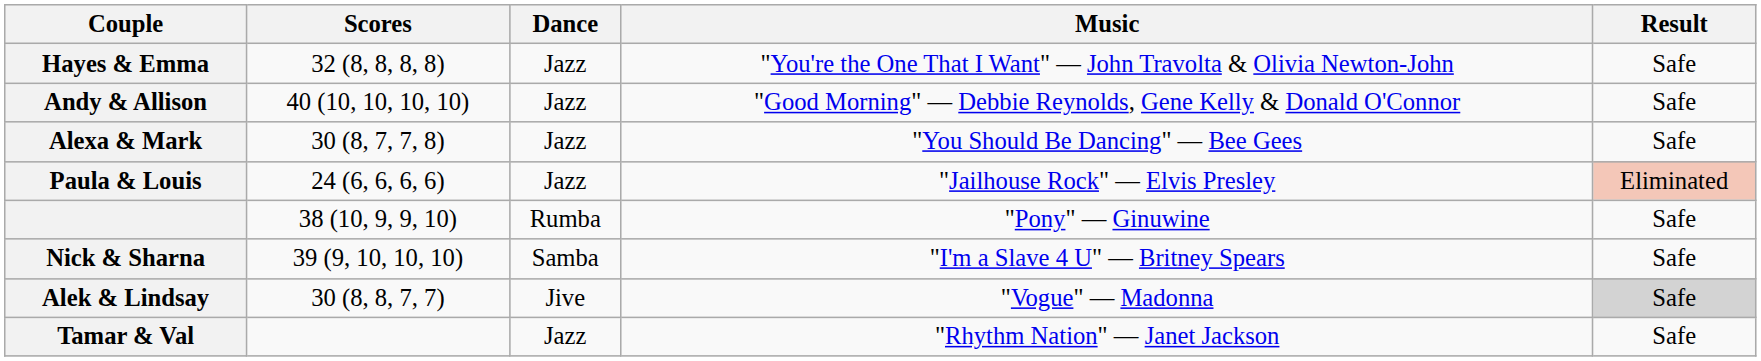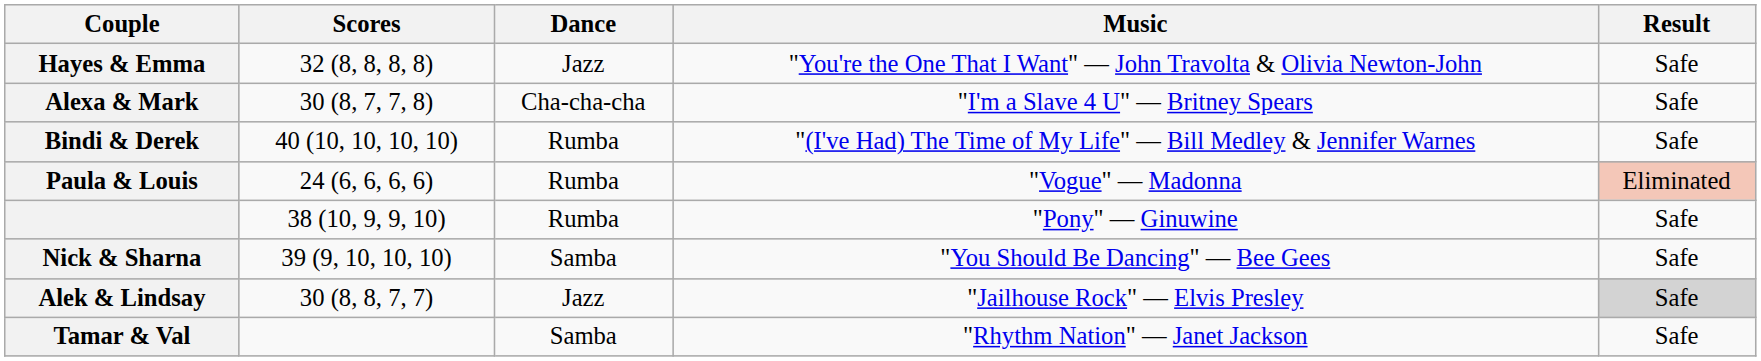- row: (126, 102)
(565, 141) Jazz -> (583, 102) Cha-cha-cha
(1107, 141) "You Should Be Dancing" — Bee Gees -> (1135, 102) "I'm a Slave 4 U" — Britney Spears
+ row: (122, 141)
(565, 180) Jazz -> (583, 180) Rumba
(1107, 180) "Jailhouse Rock" — Elvis Presley -> (1135, 180) "Vogue" — Madonna
(1107, 258) "I'm a Slave 4 U" — Britney Spears -> (1135, 258) "You Should Be Dancing" — Bee Gees
(565, 297) Jive -> (583, 297) Jazz
(1107, 297) "Vogue" — Madonna -> (1135, 297) "Jailhouse Rock" — Elvis Presley
(565, 336) Jazz -> (583, 336) Samba
